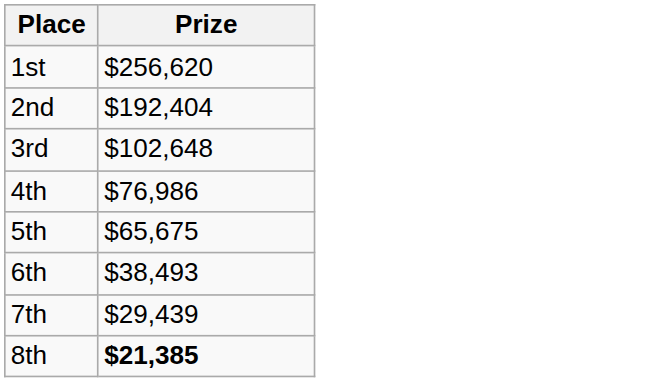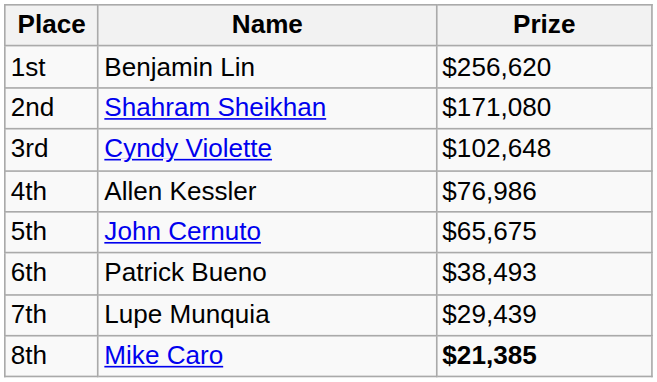+ column: (267, 25)
(159, 107) $192,404 -> (497, 107) $171,080
